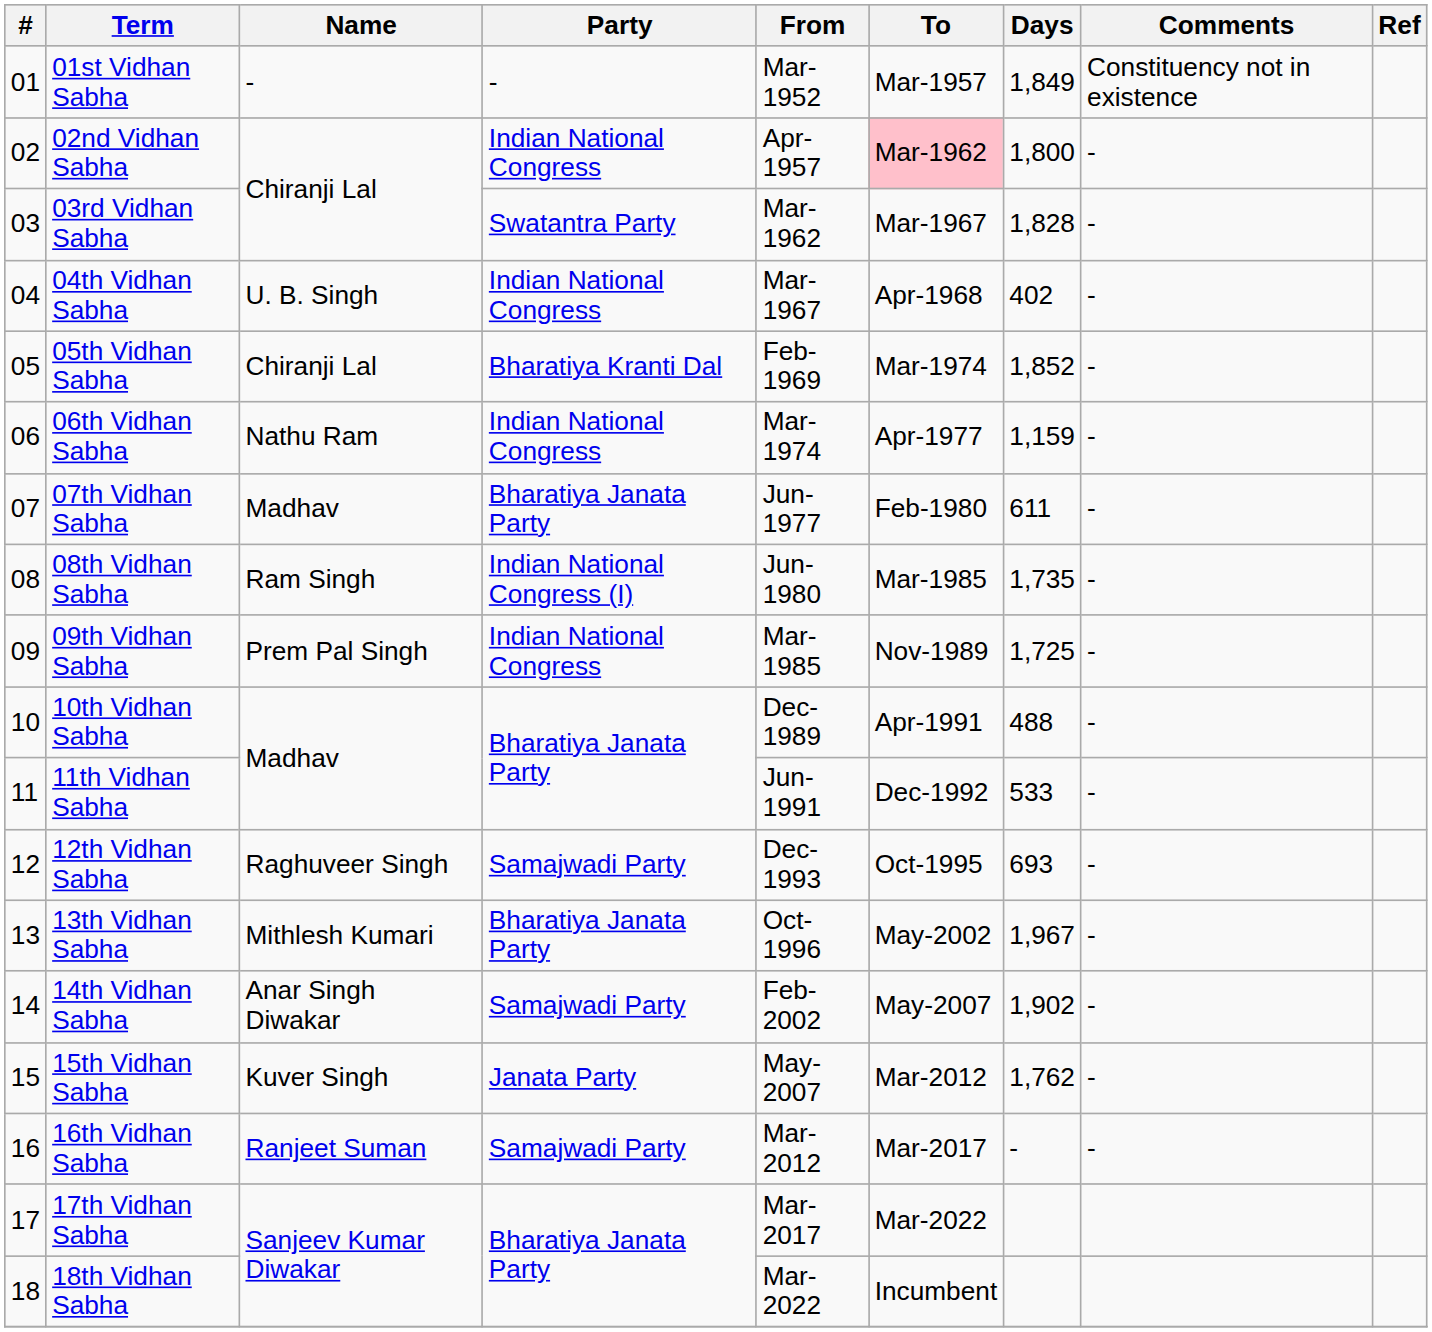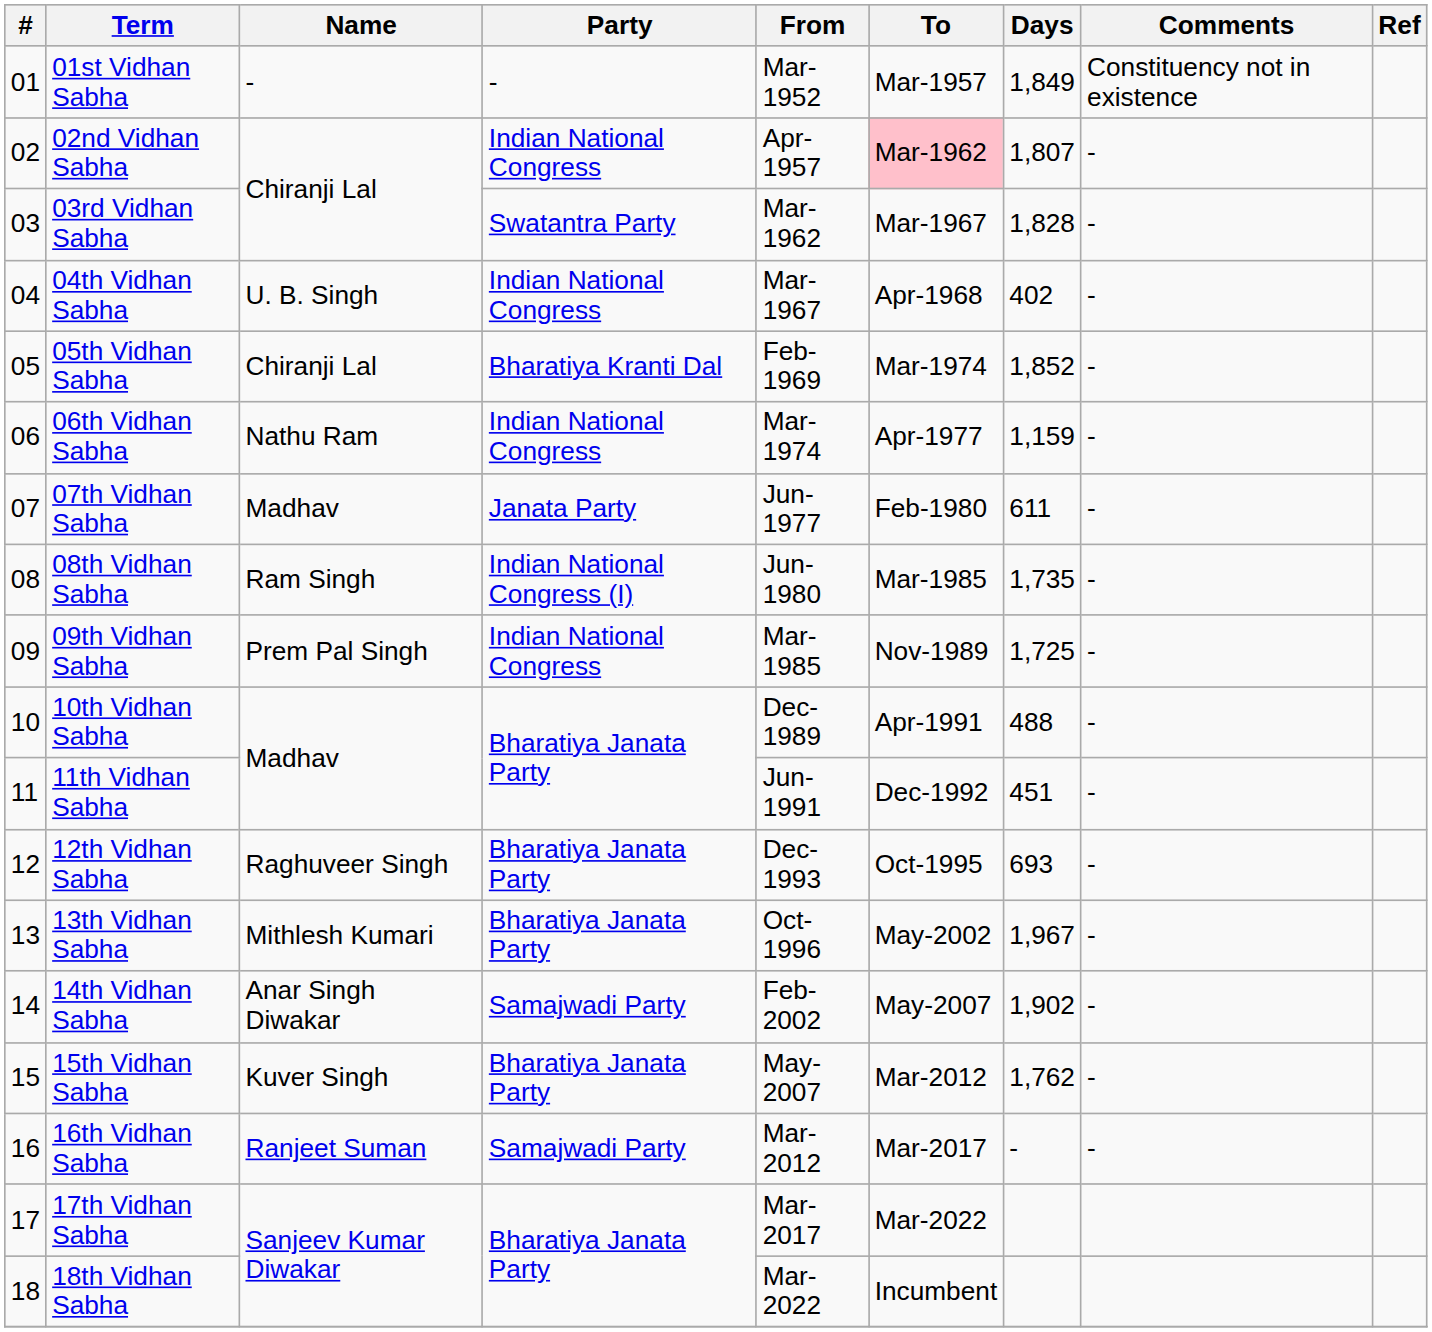(1042, 152) 1,800 -> (1042, 152) 1,807
(587, 508) Bharatiya Janata Party -> (563, 508) Janata Party
(1031, 793) 533 -> (1031, 793) 451
(587, 864) Samajwadi Party -> (587, 864) Bharatiya Janata Party
(563, 1077) Janata Party -> (587, 1077) Bharatiya Janata Party
